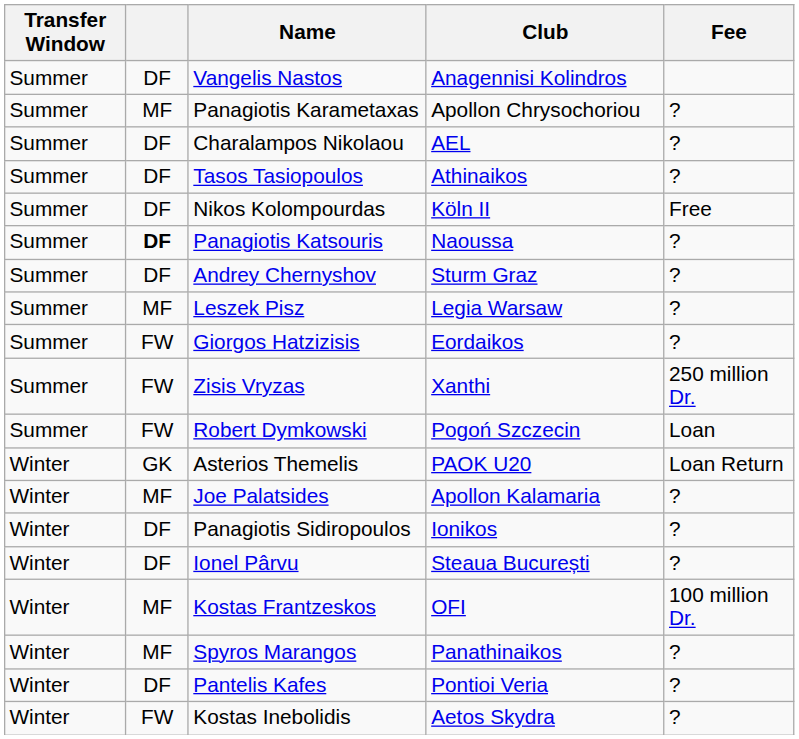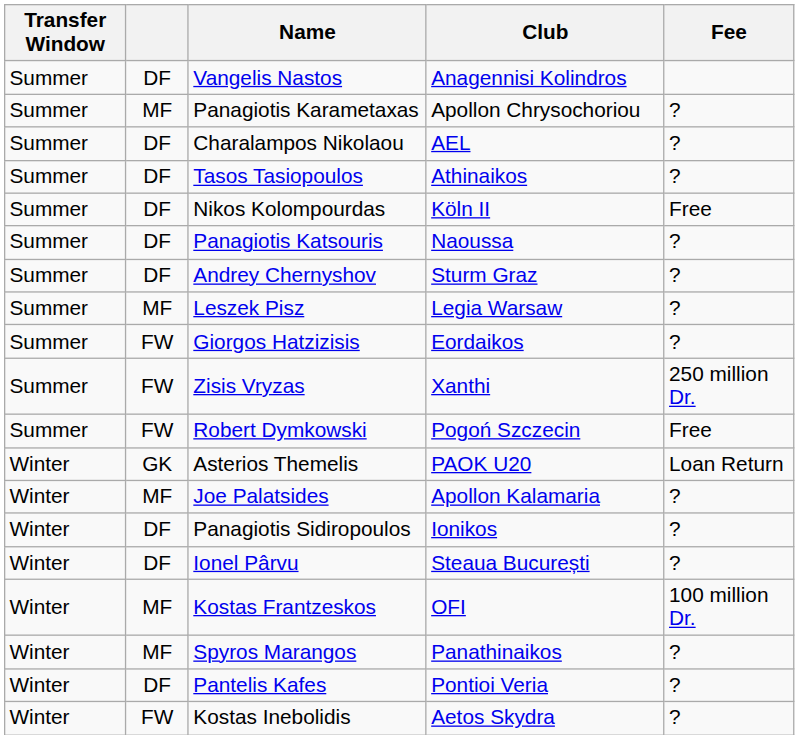(157, 242) bold -> (157, 242) normal
(692, 430) Loan -> (690, 430) Free
